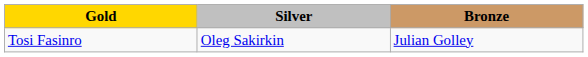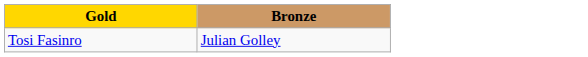- column: (294, 16)
